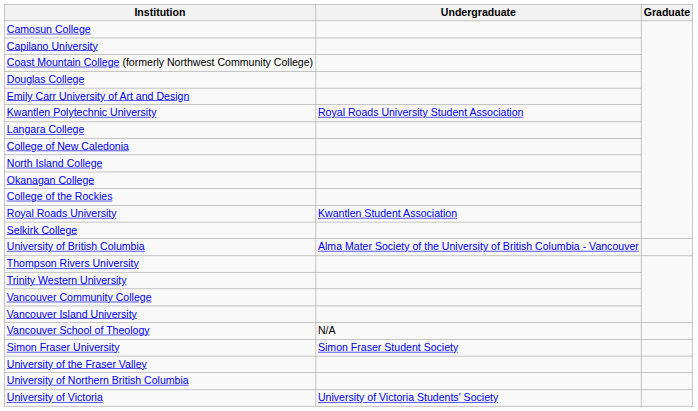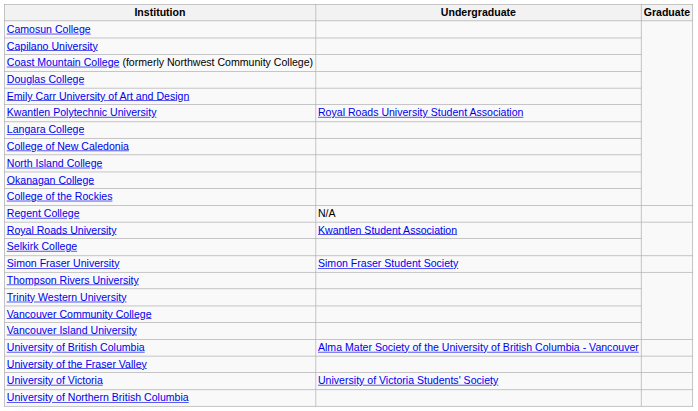+ row: (43, 213)
rows swapped: (63, 347) <-> (76, 247)
- row: (78, 331)
rows swapped: (98, 381) <-> (55, 398)
